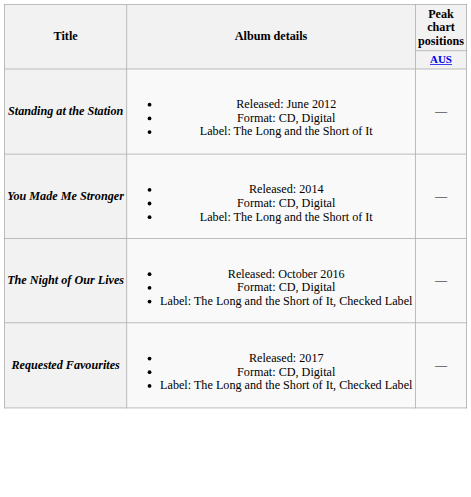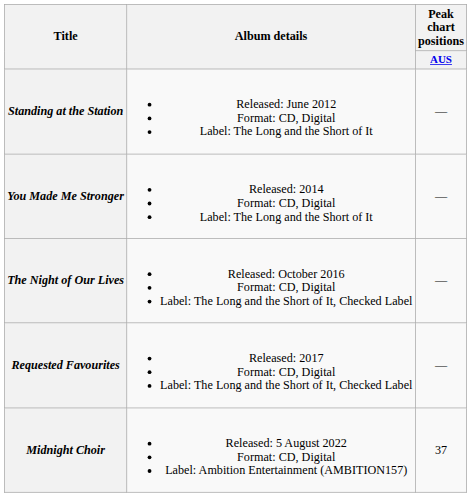+ row: (66, 450)
